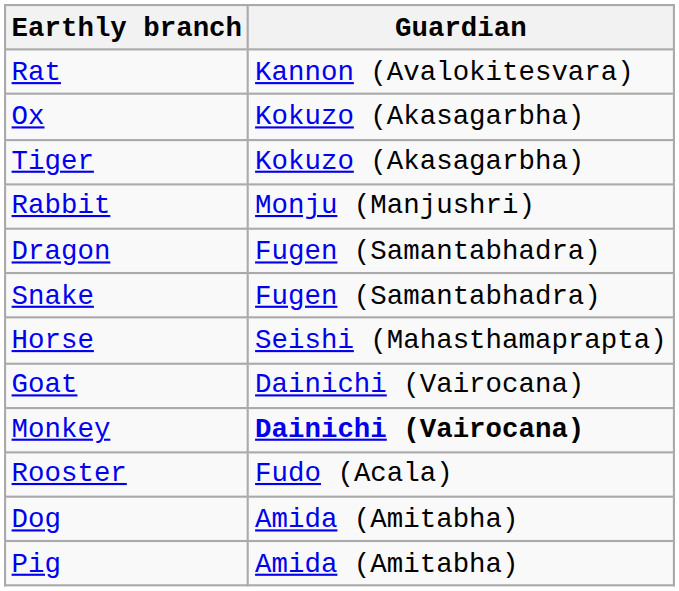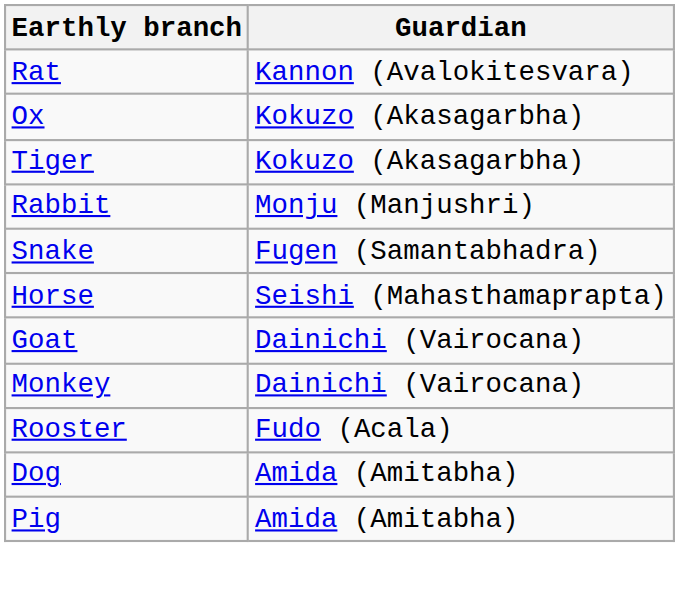- row: (61, 251)
(420, 430) bold -> (420, 385) normal
